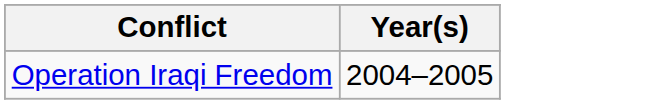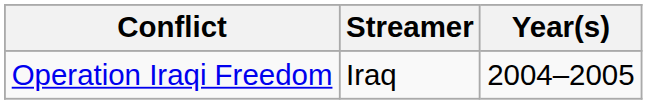+ column: (410, 27)
